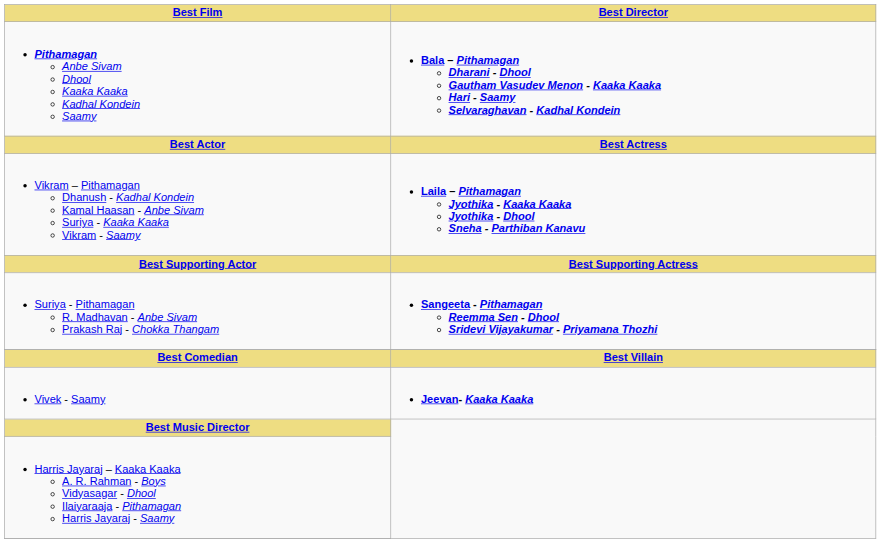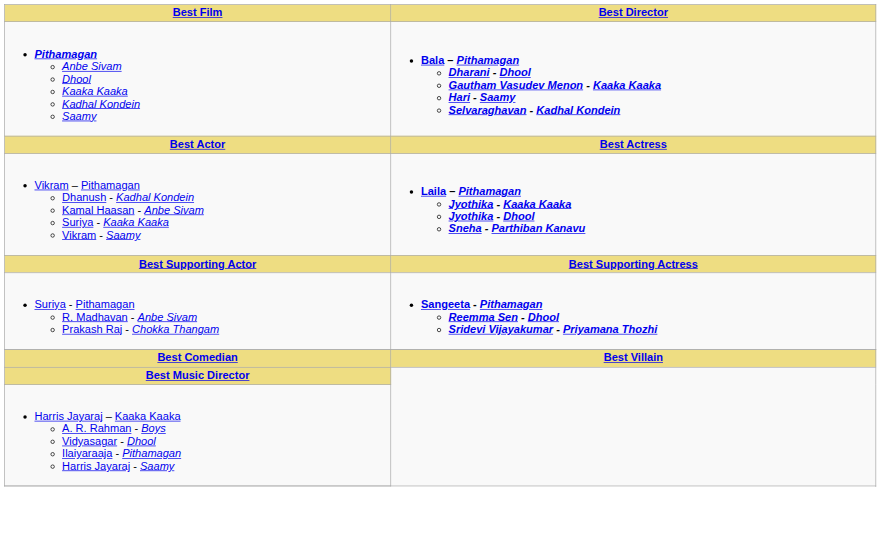- row: (198, 399)
